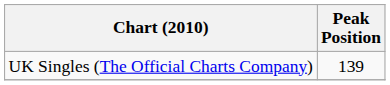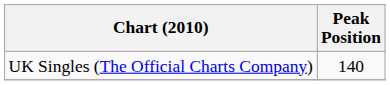(351, 65) 139 -> (351, 65) 140
